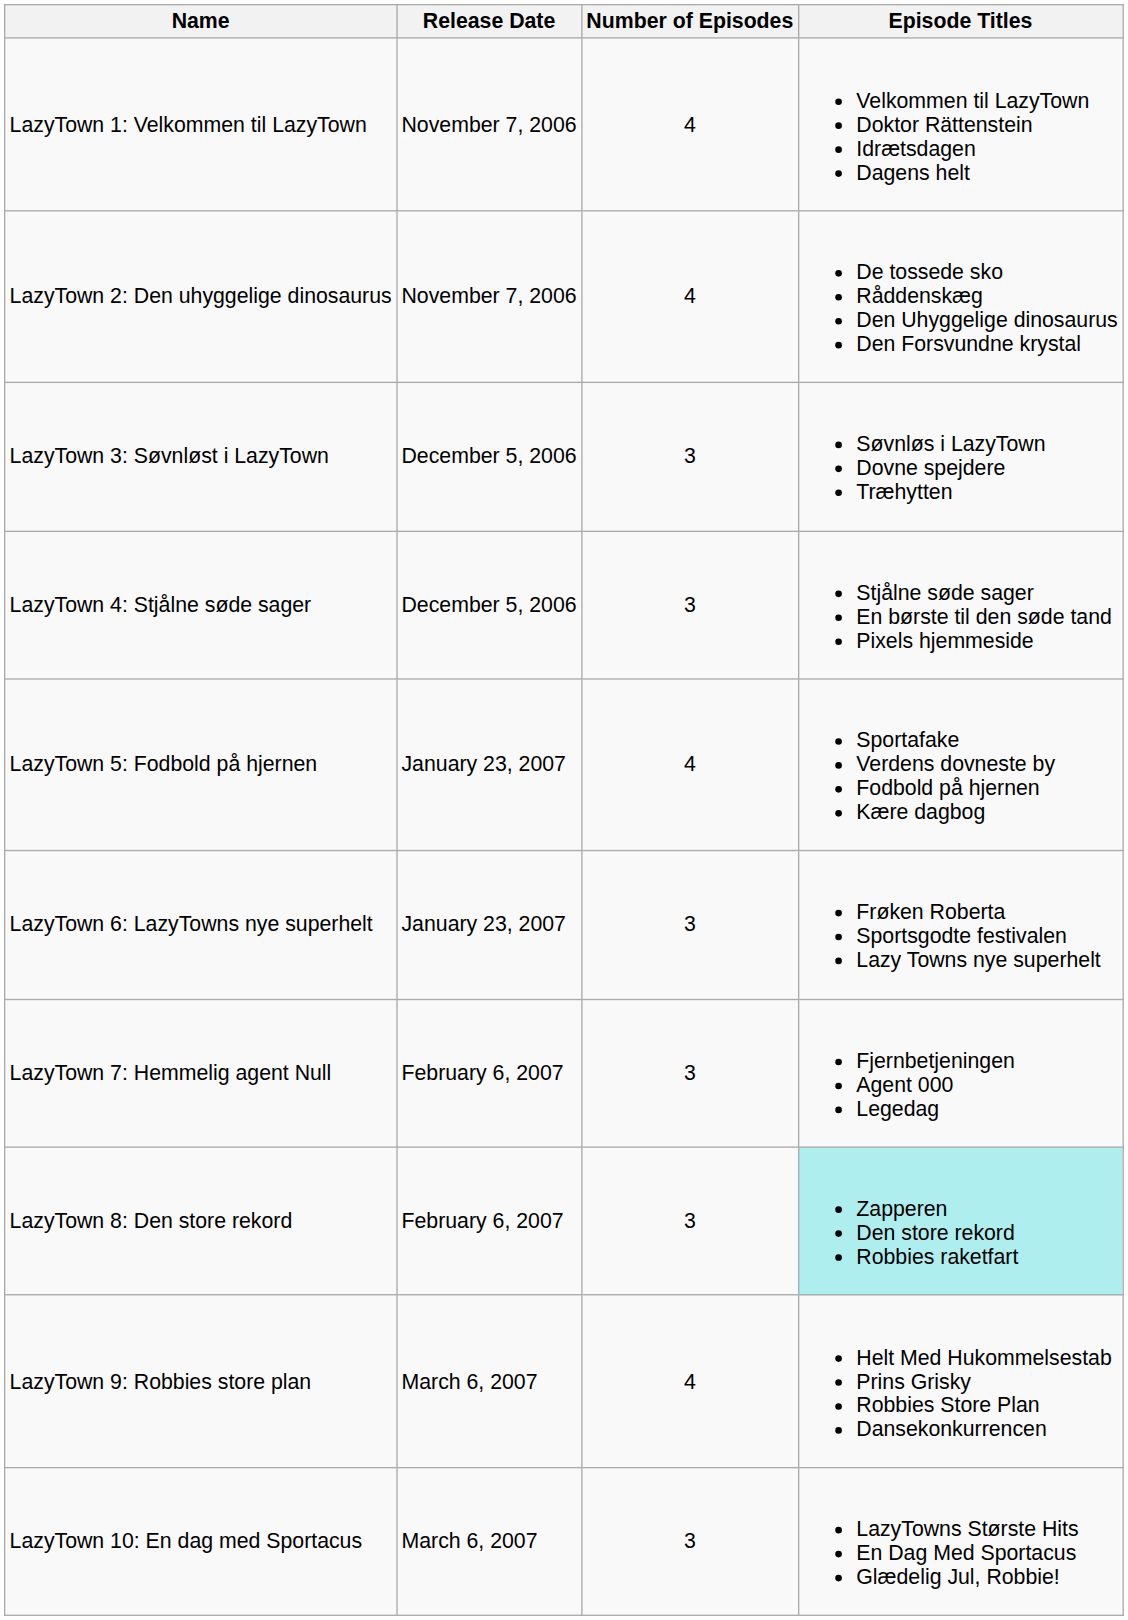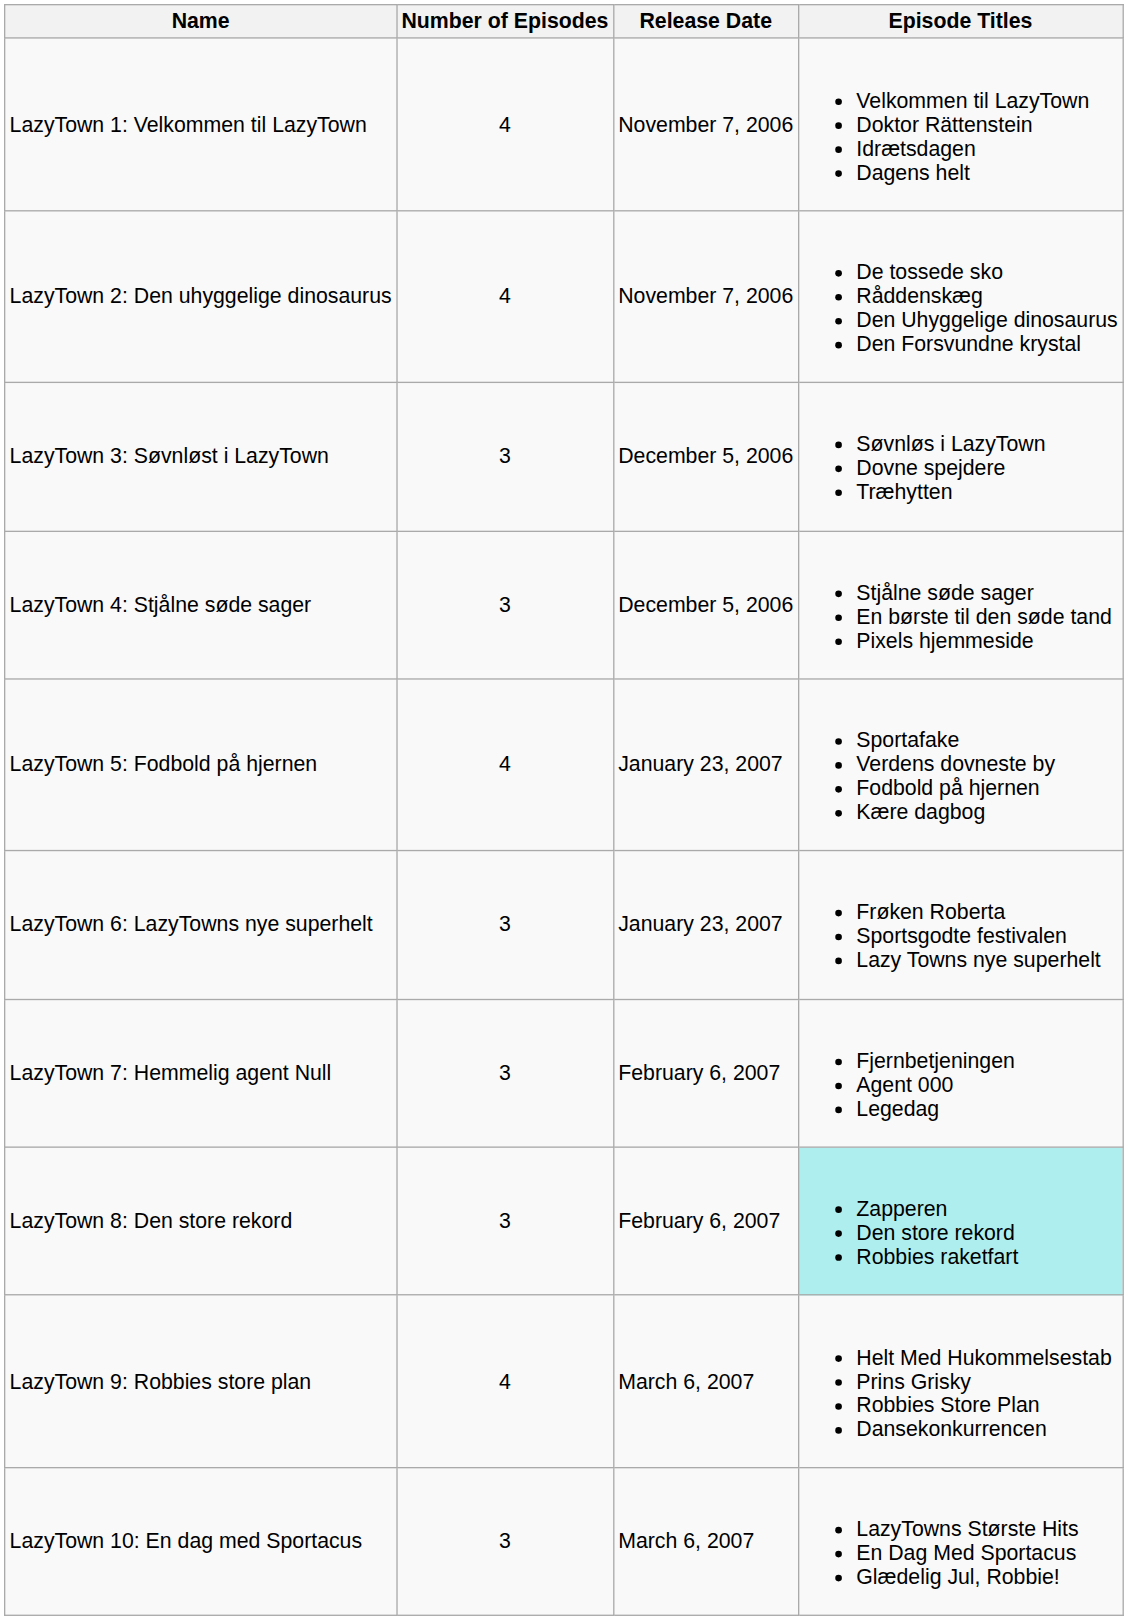columns swapped: (489, 21) <-> (690, 21)
